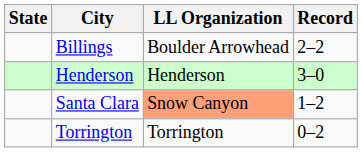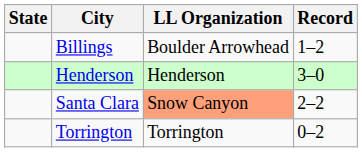(311, 47) 2–2 -> (311, 47) 1–2
(311, 103) 1–2 -> (311, 103) 2–2
